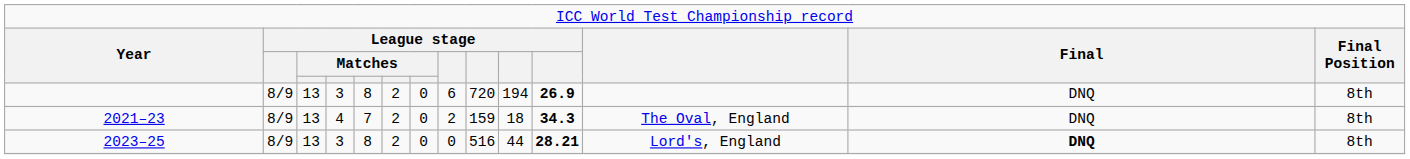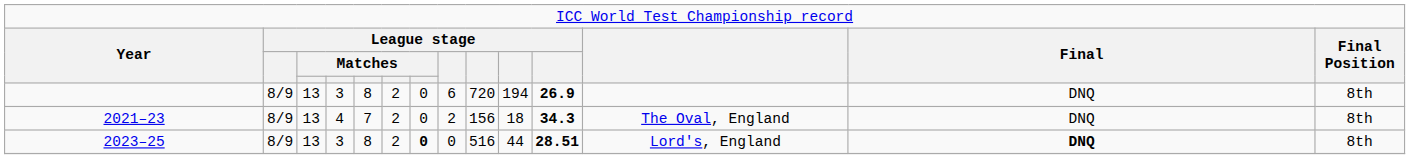(482, 118) 159 -> (482, 118) 156
(424, 142) normal -> (424, 142) bold
(557, 142) 28.21 -> (557, 142) 28.51
